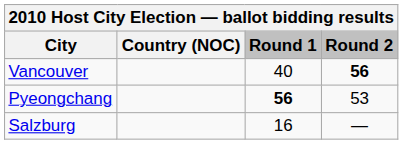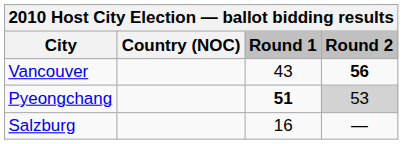(283, 71) 40 -> (283, 71) 43
(283, 98) 56 -> (283, 98) 51
(360, 98) no background -> (360, 98) lightgrey background
